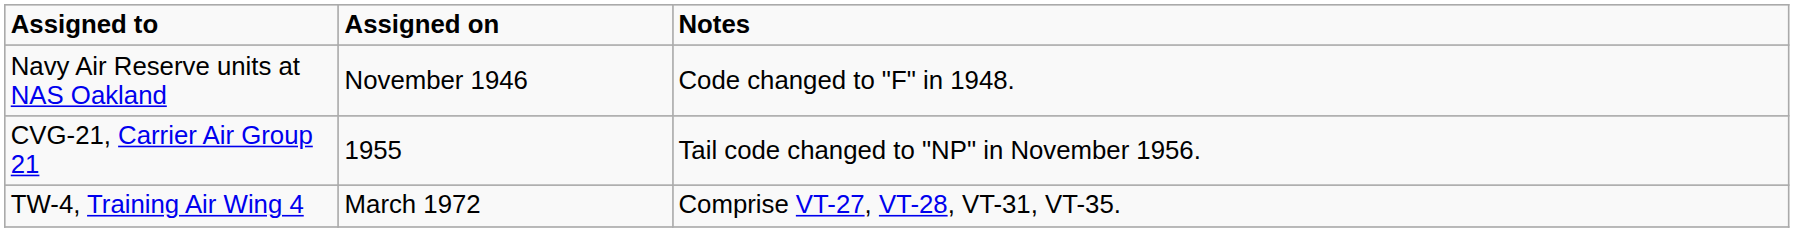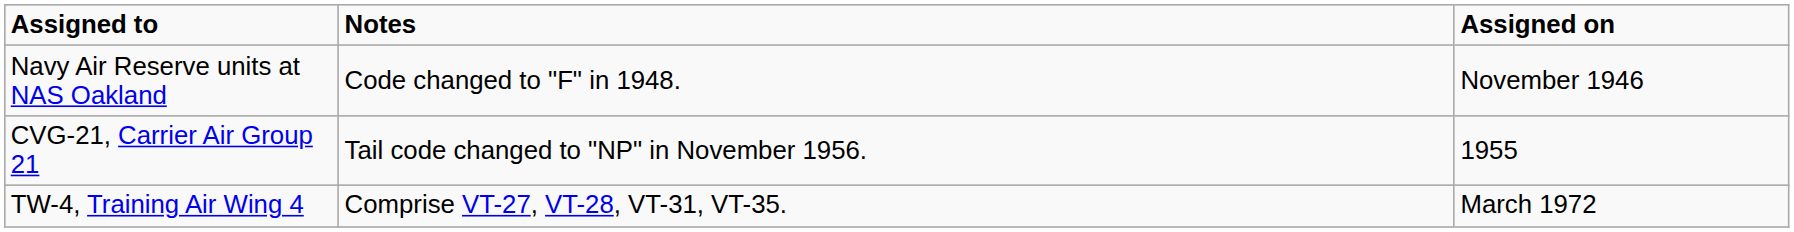columns swapped: (422, 24) <-> (714, 24)
